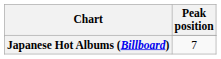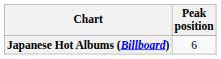(194, 44) 7 -> (194, 44) 6
